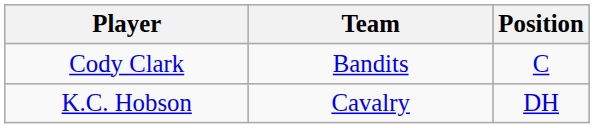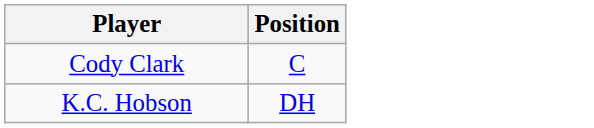- column: (371, 24)
